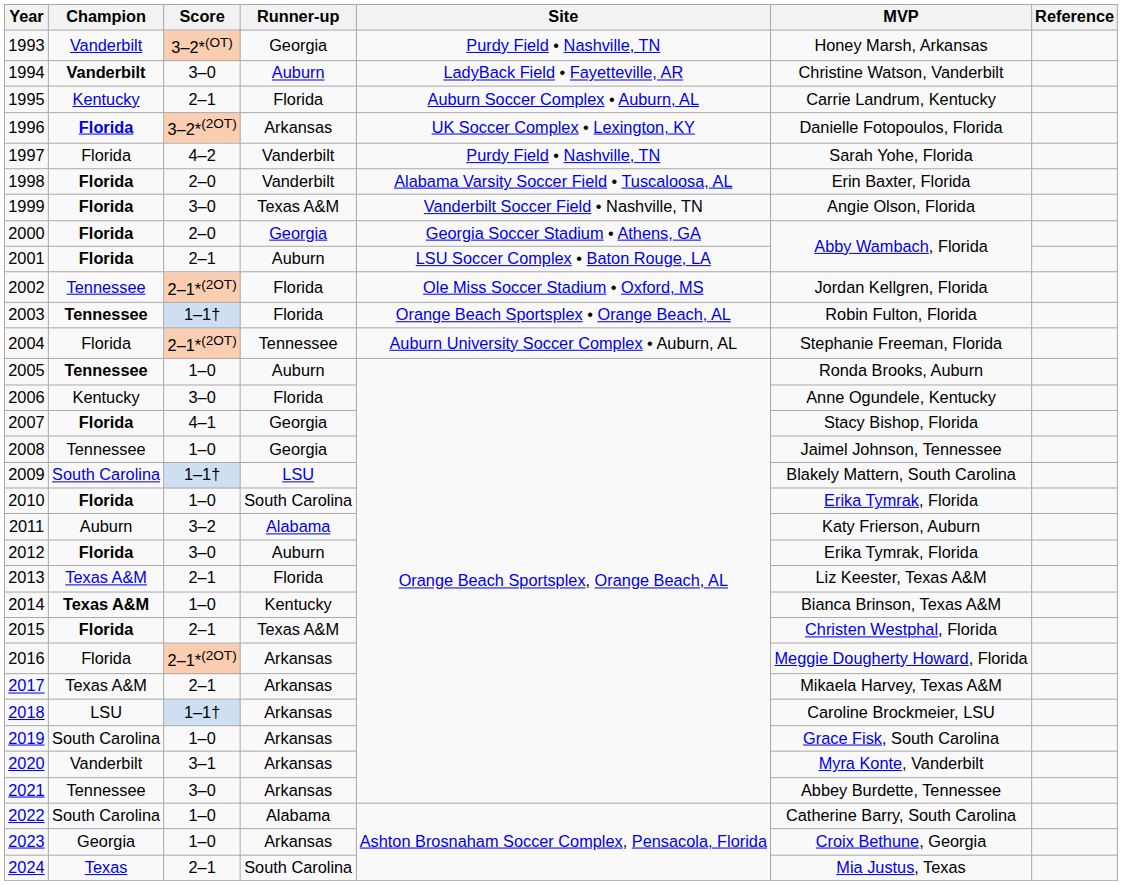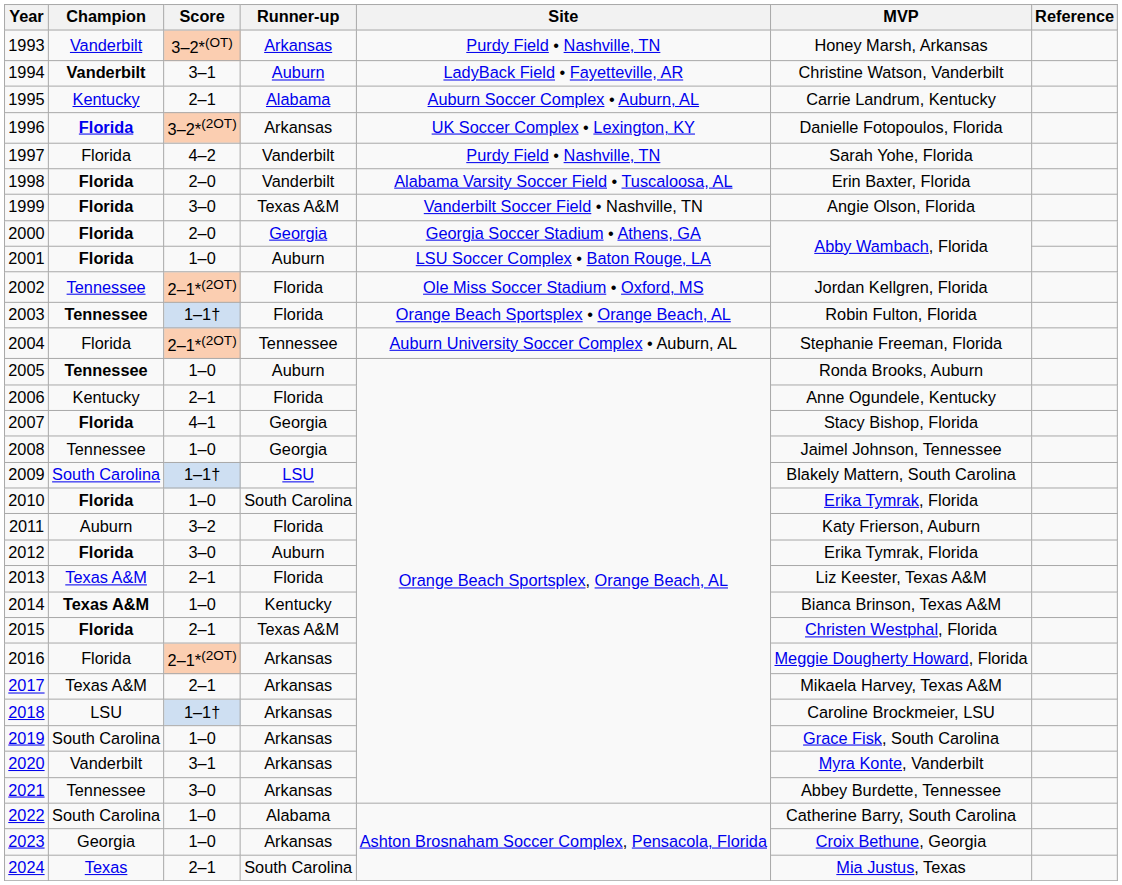(298, 45) Georgia -> (298, 45) Arkansas
(202, 73) 3–0 -> (202, 73) 3–1
(298, 99) Florida -> (298, 99) Alabama
(202, 259) 2–1 -> (202, 259) 1–0
(202, 397) 3–0 -> (202, 397) 2–1
(298, 526) Alabama -> (298, 526) Florida
